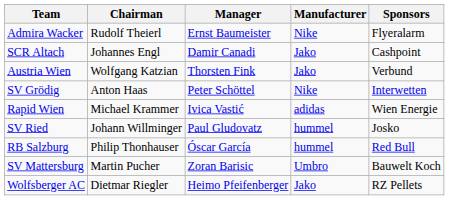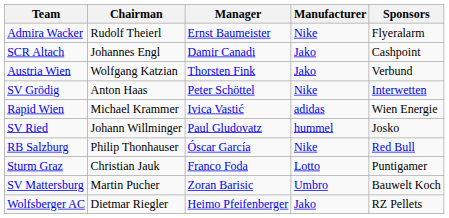(314, 147) hummel -> (306, 147) Nike
+ row: (35, 166)
